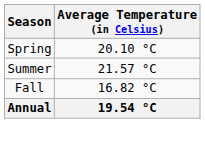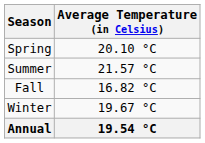+ row: (29, 108)
